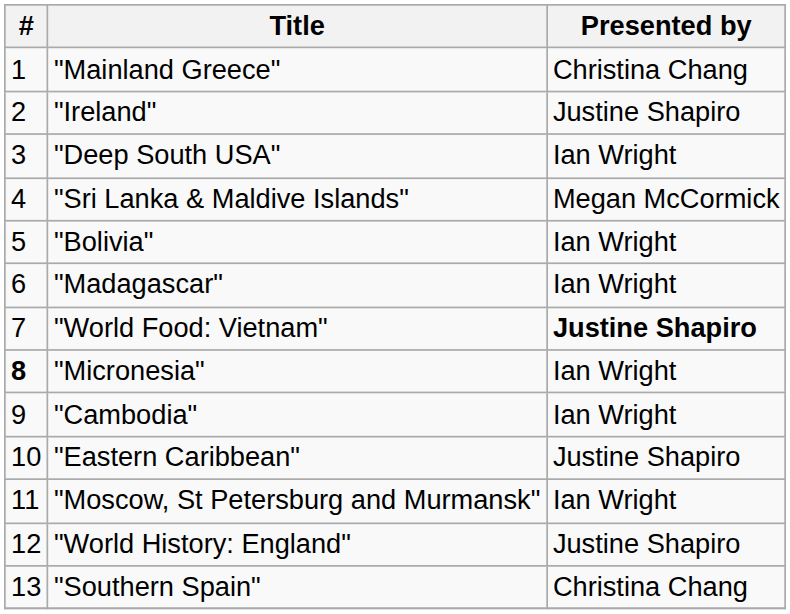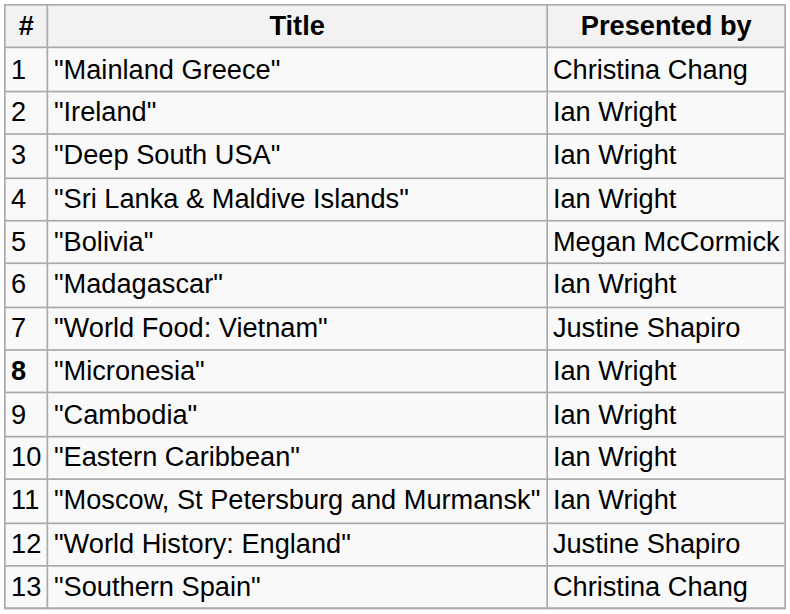(647, 112) Justine Shapiro -> (615, 112) Ian Wright
(666, 198) Megan McCormick -> (615, 198) Ian Wright
(615, 241) Ian Wright -> (666, 241) Megan McCormick
(655, 328) bold -> (647, 328) normal
(647, 457) Justine Shapiro -> (615, 457) Ian Wright
